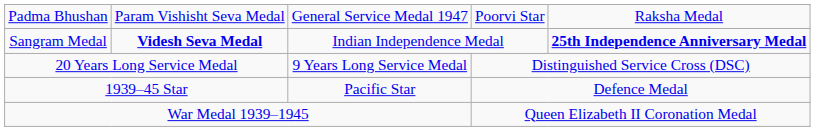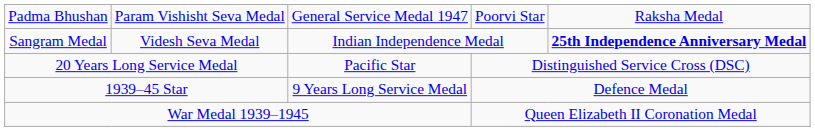(200, 41) bold -> (200, 41) normal
(380, 65) 9 Years Long Service Medal -> (380, 65) Pacific Star
(380, 89) Pacific Star -> (380, 89) 9 Years Long Service Medal
